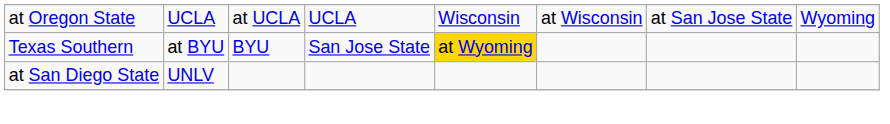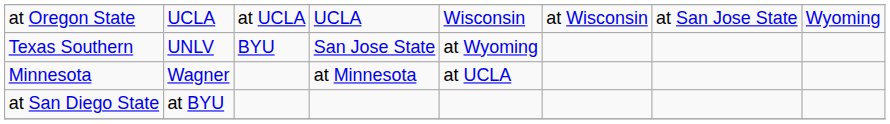(196, 47) at BYU -> (191, 47) UNLV
(485, 47) gold background -> (491, 47) no background
+ row: (50, 75)
(191, 75) UNLV -> (196, 103) at BYU
